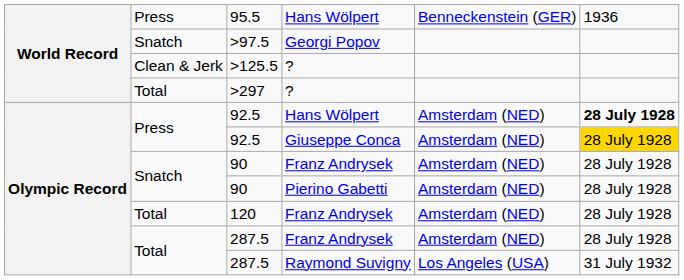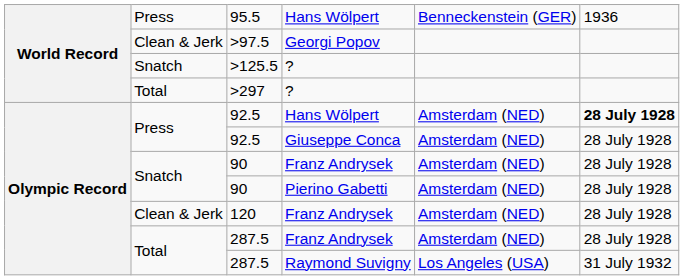(158, 42) Snatch -> (178, 42) Clean & Jerk
(178, 66) Clean & Jerk -> (158, 66) Snatch
(628, 140) gold background -> (628, 140) no background
(150, 213) Total -> (178, 213) Clean & Jerk
